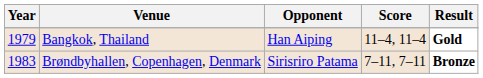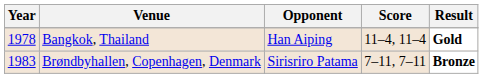(22, 39) 1979 -> (22, 39) 1978
